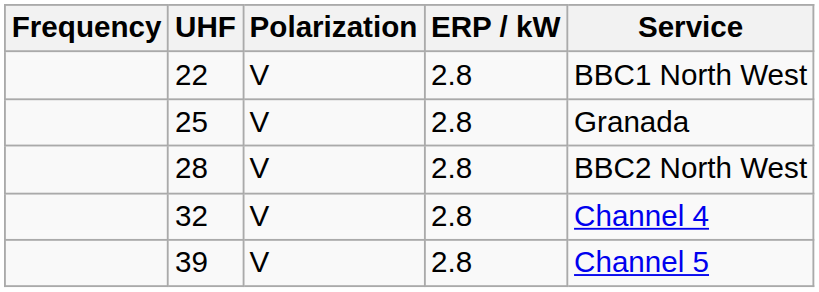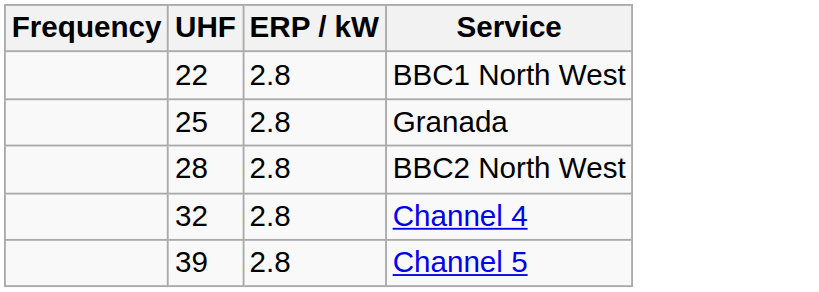- column: (333, 27)
